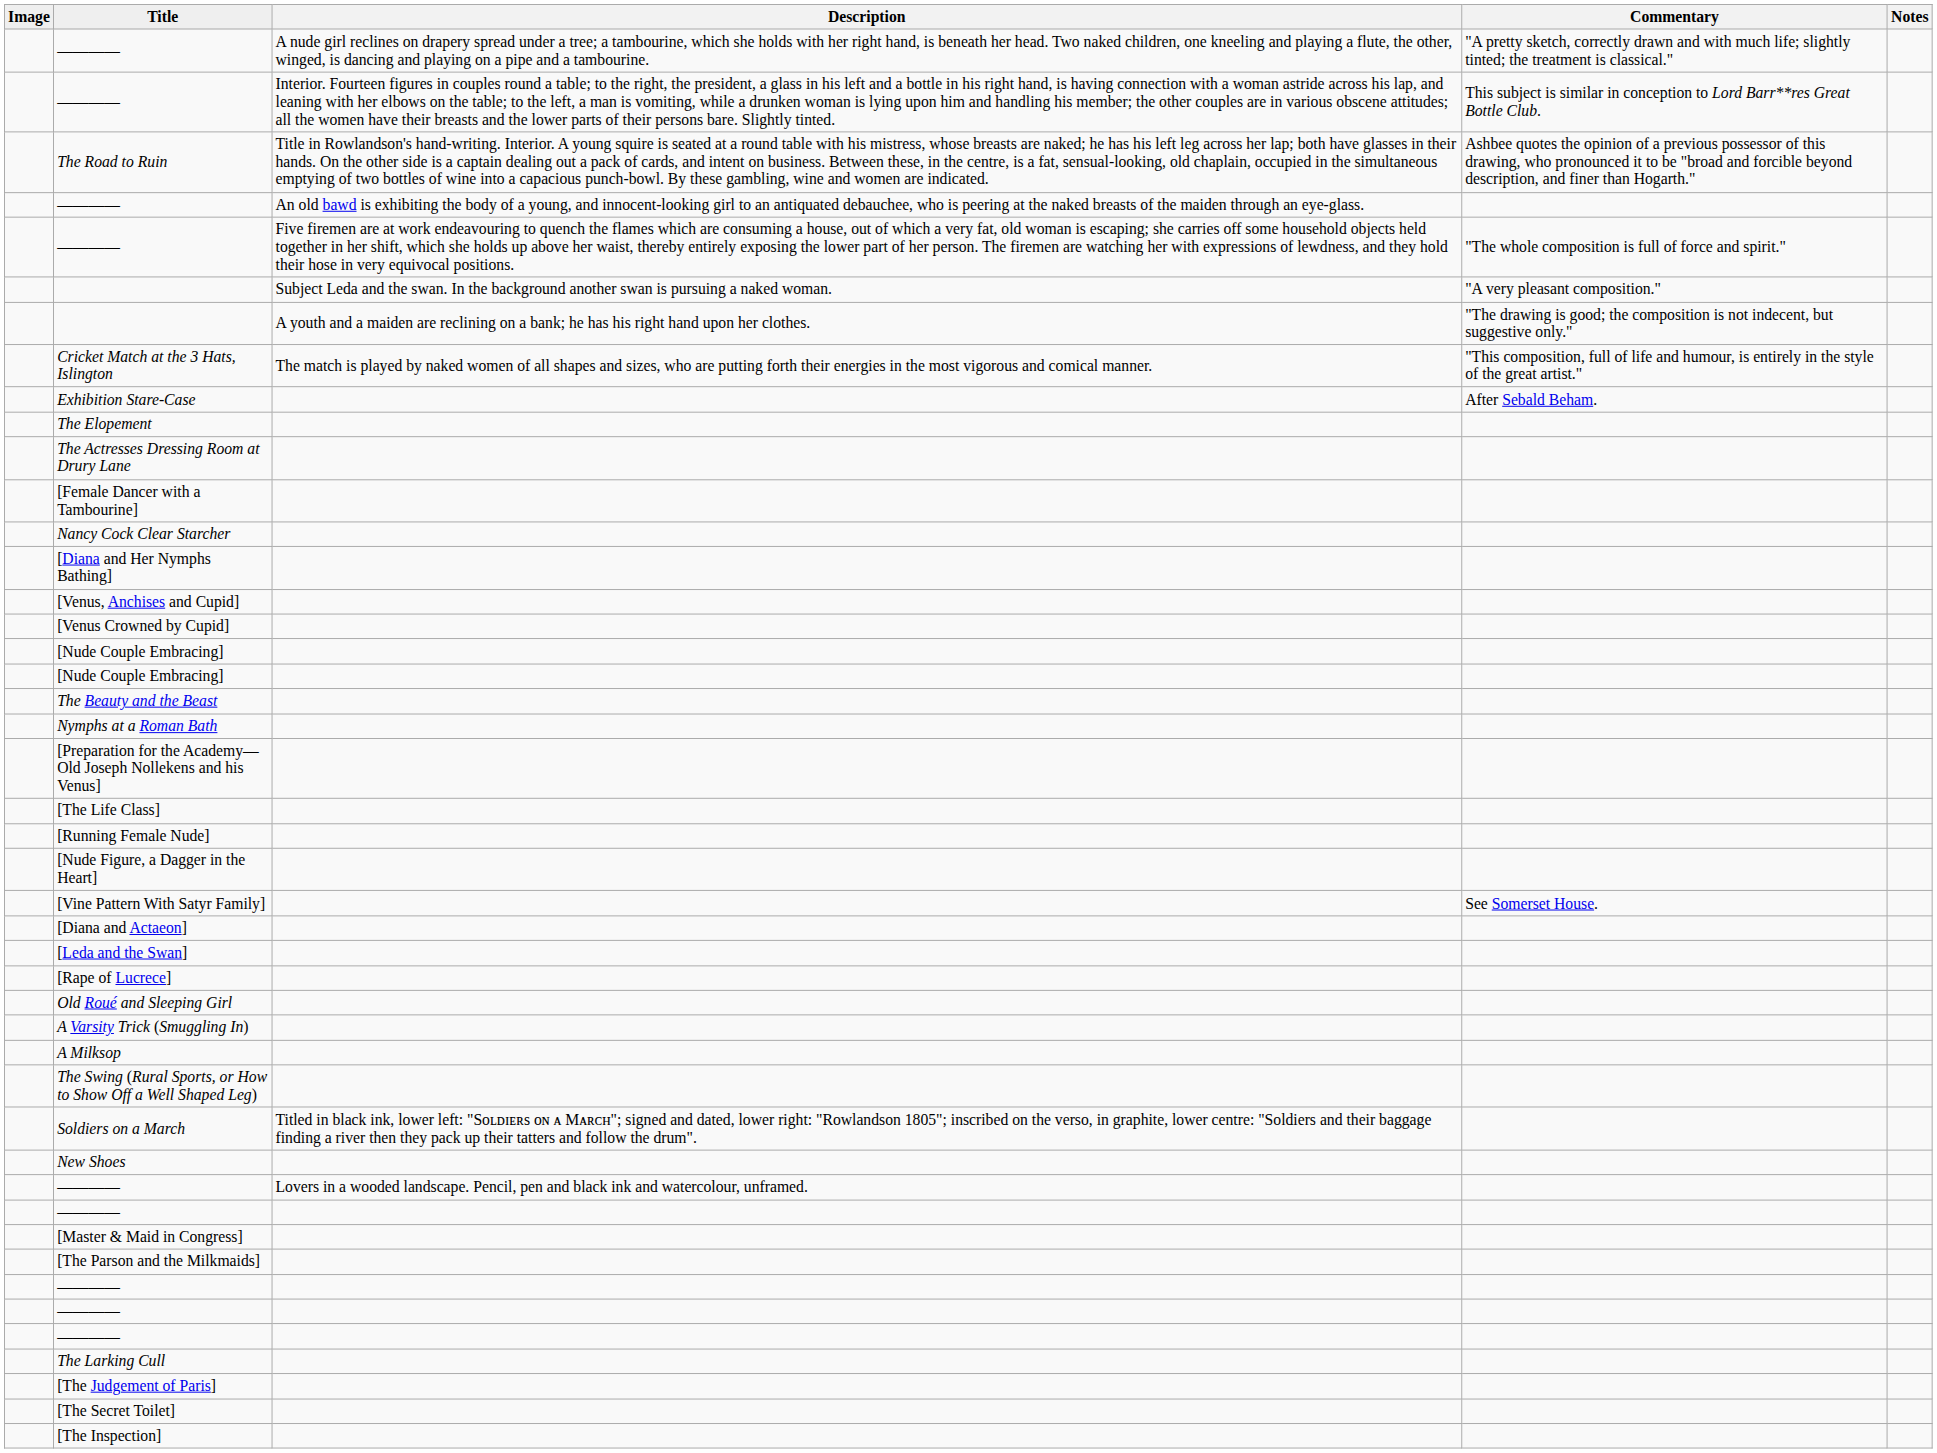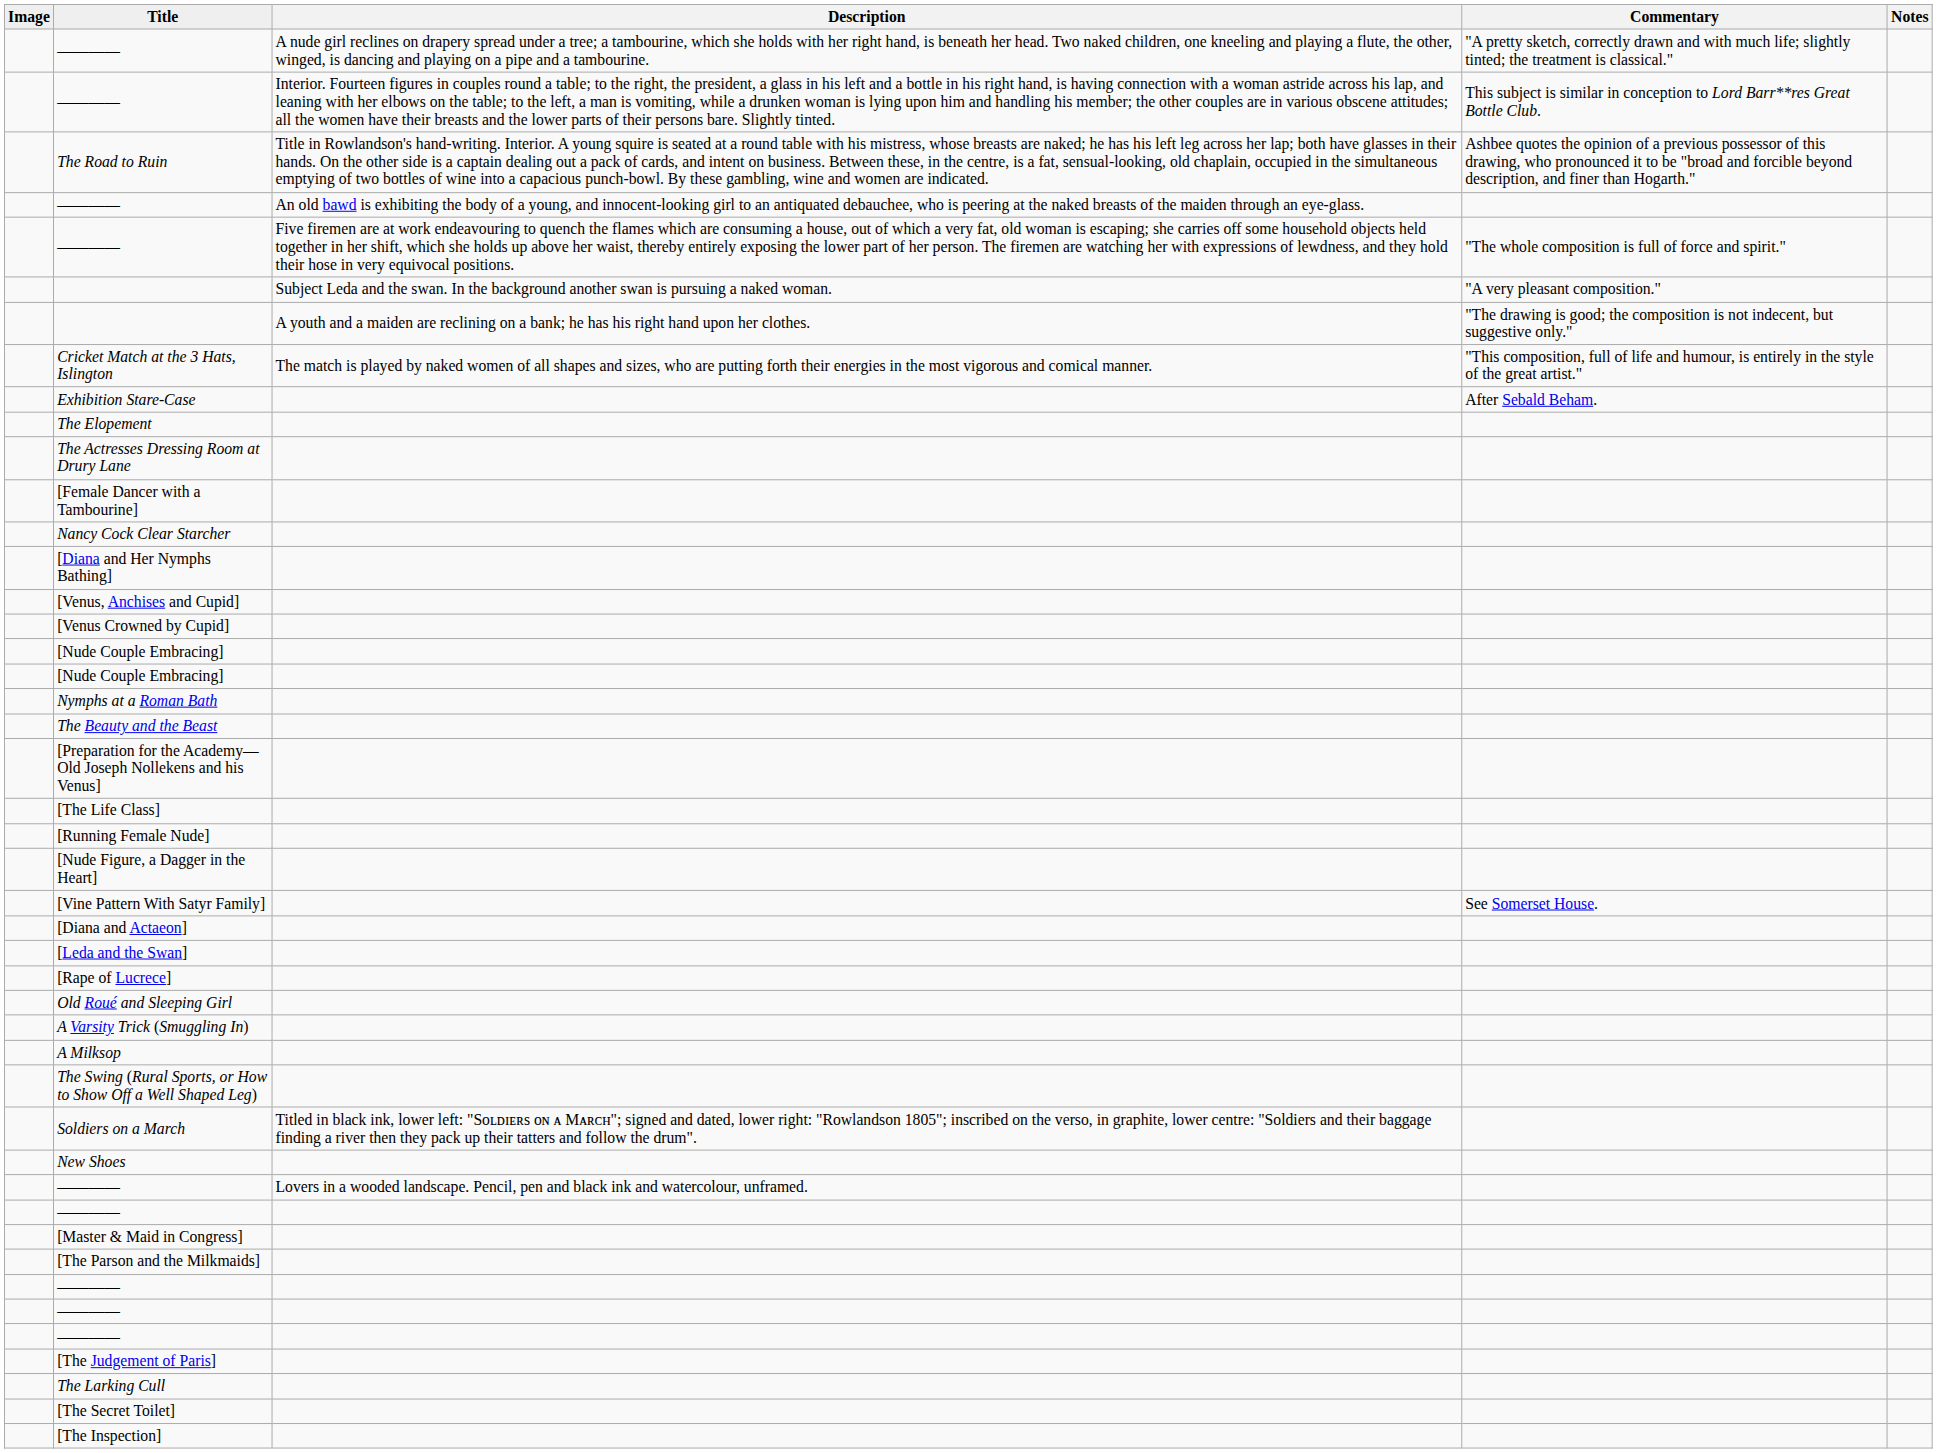rows swapped: (137, 701) <-> (137, 725)
rows swapped: (111, 1361) <-> (137, 1386)
